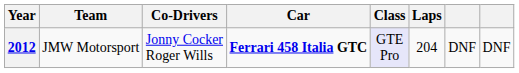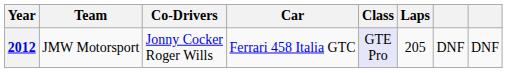(298, 47) bold -> (293, 47) normal
(427, 47) 204 -> (415, 47) 205
